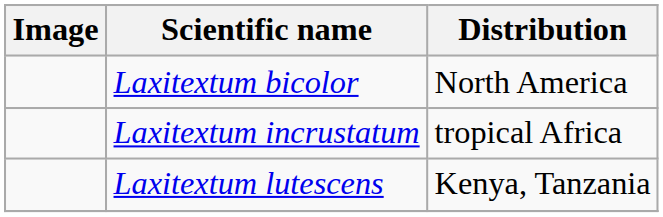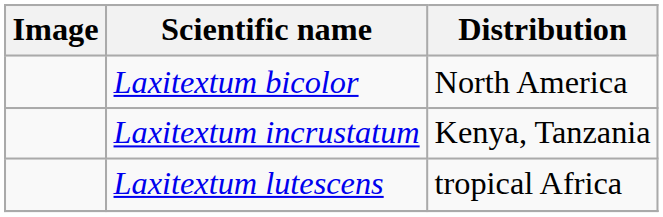(528, 132) tropical Africa -> (543, 132) Kenya, Tanzania
(543, 183) Kenya, Tanzania -> (528, 183) tropical Africa
